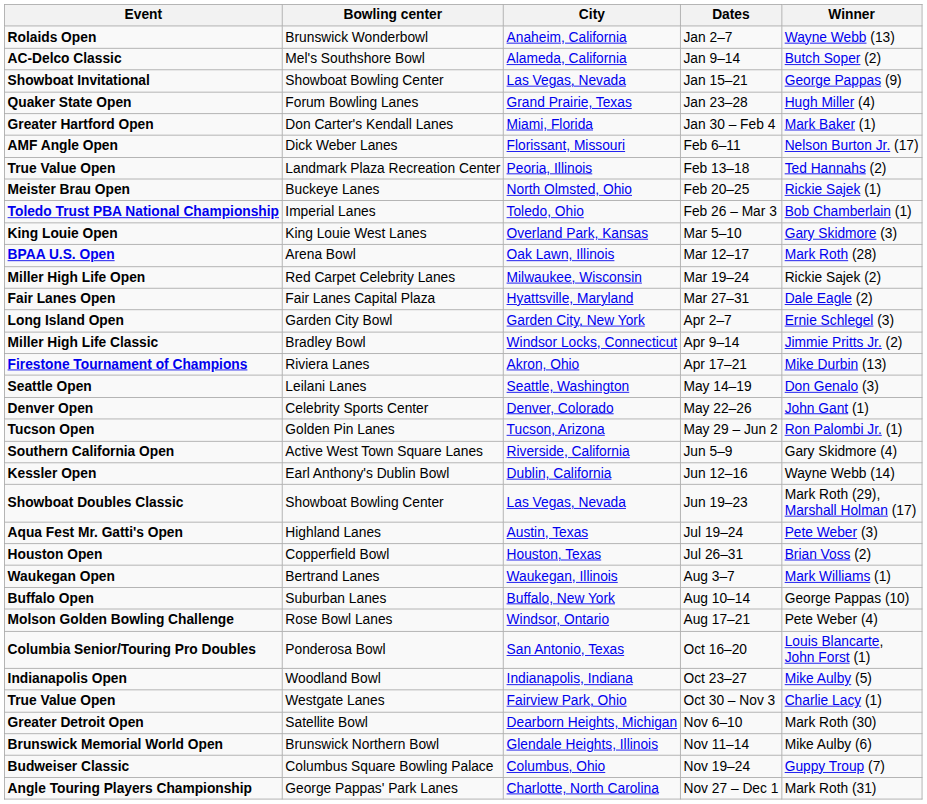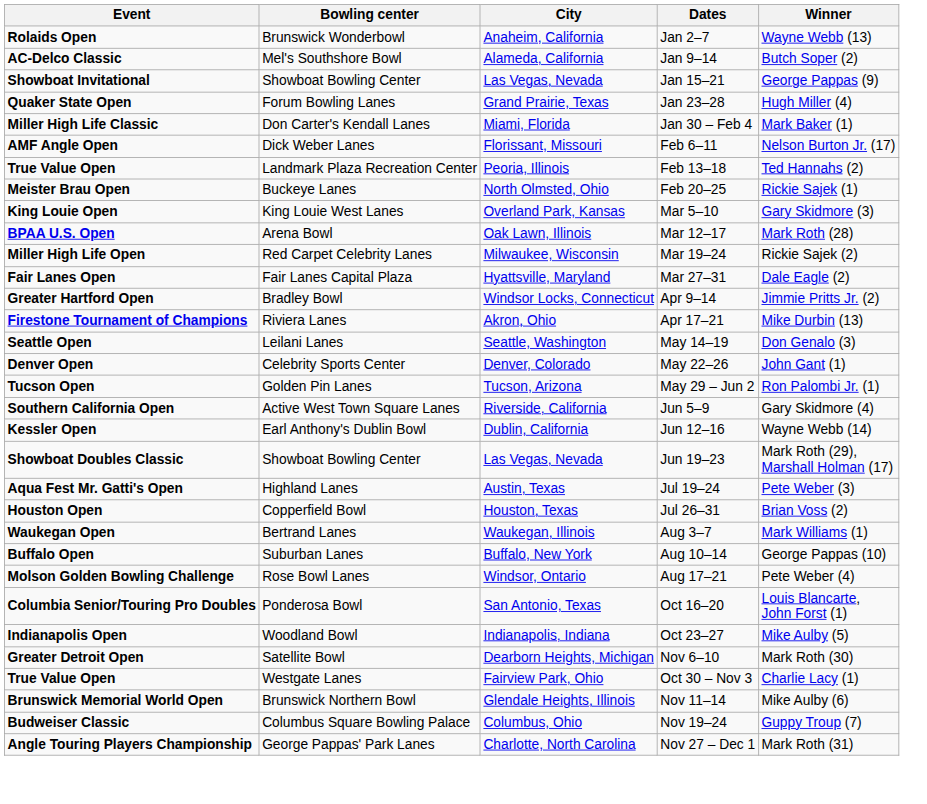(81, 124) Greater Hartford Open -> (83, 124) Miller High Life Classic
- row: (730, 211)
- row: (708, 320)
(83, 342) Miller High Life Classic -> (81, 299) Greater Hartford Open
rows swapped: (729, 701) <-> (713, 722)
